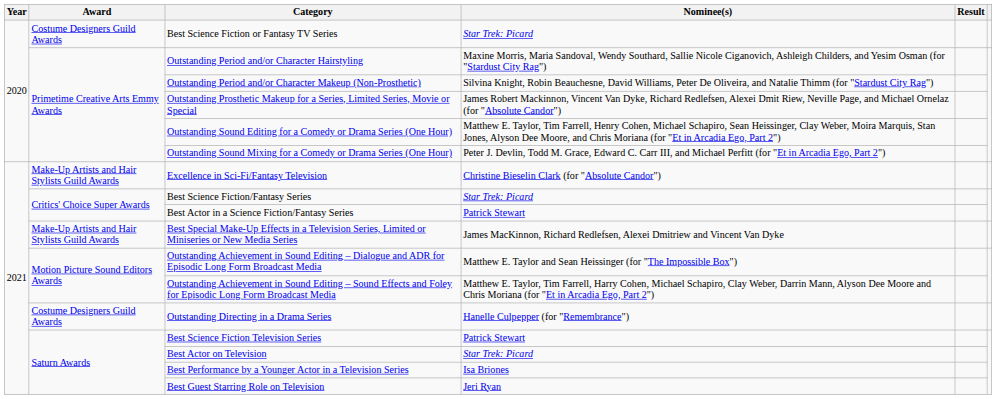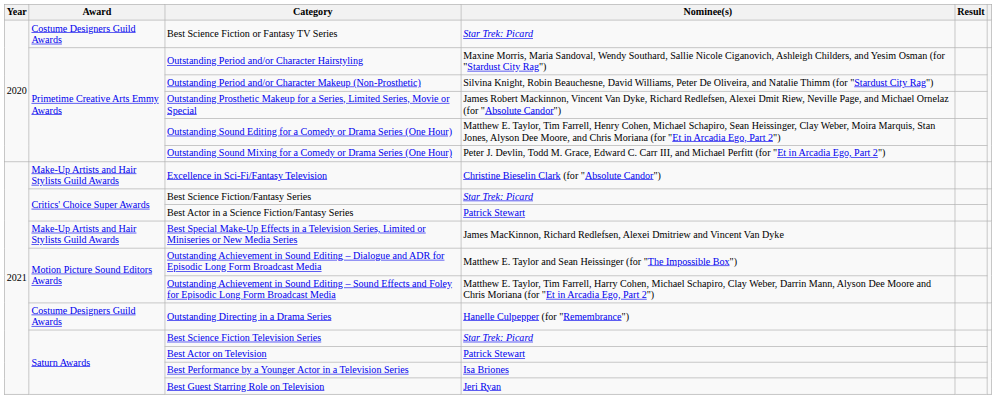(494, 338) Patrick Stewart -> (498, 338) Star Trek: Picard
(498, 354) Star Trek: Picard -> (494, 354) Patrick Stewart
